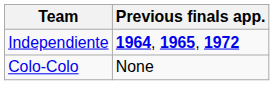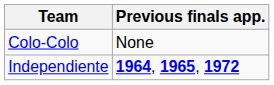rows swapped: (58, 42) <-> (43, 67)
